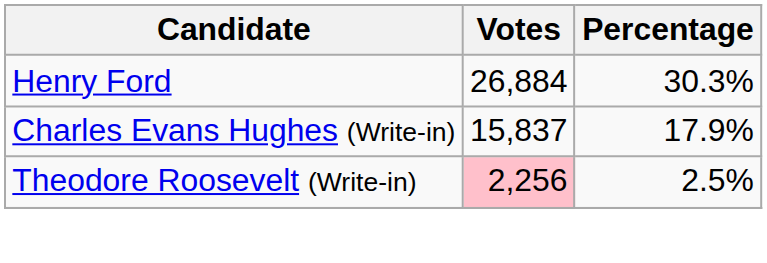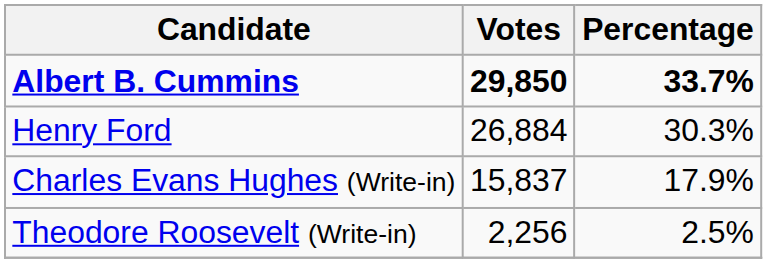+ row: (156, 80)
(528, 181) pink background -> (528, 231) no background
